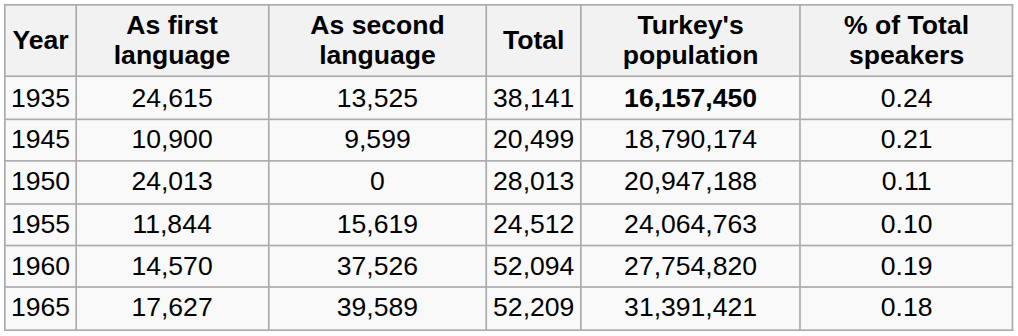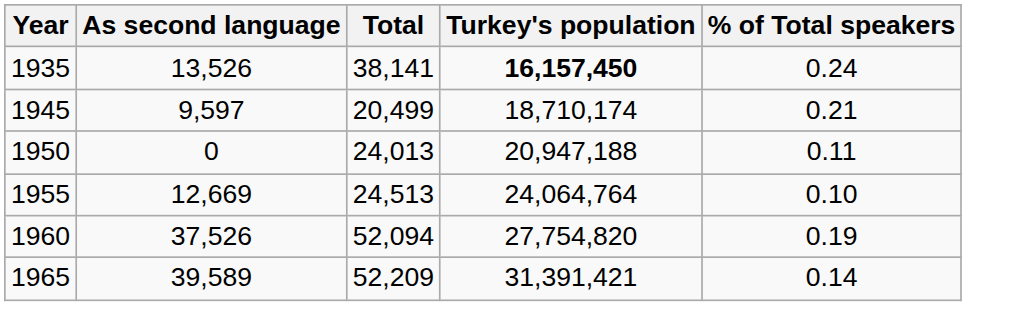- column: (172, 40)
(377, 97) 13,525 -> (211, 67) 13,526
(377, 139) 9,599 -> (211, 109) 9,597
(691, 139) 18,790,174 -> (571, 109) 18,710,174
(534, 181) 28,013 -> (393, 151) 24,013
(377, 223) 15,619 -> (211, 194) 12,669
(534, 223) 24,512 -> (393, 194) 24,513
(691, 223) 24,064,763 -> (571, 194) 24,064,764
(907, 308) 0.18 -> (832, 278) 0.14
